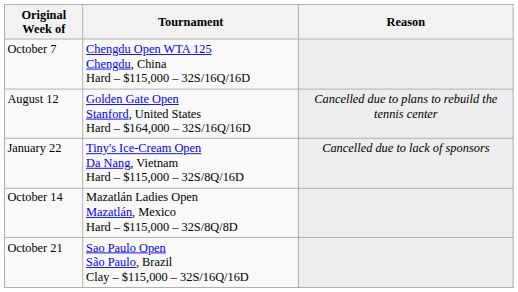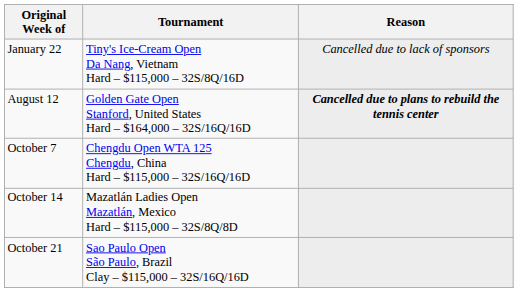rows swapped: (34, 148) <-> (32, 49)
(406, 106) normal -> (406, 106) bold
